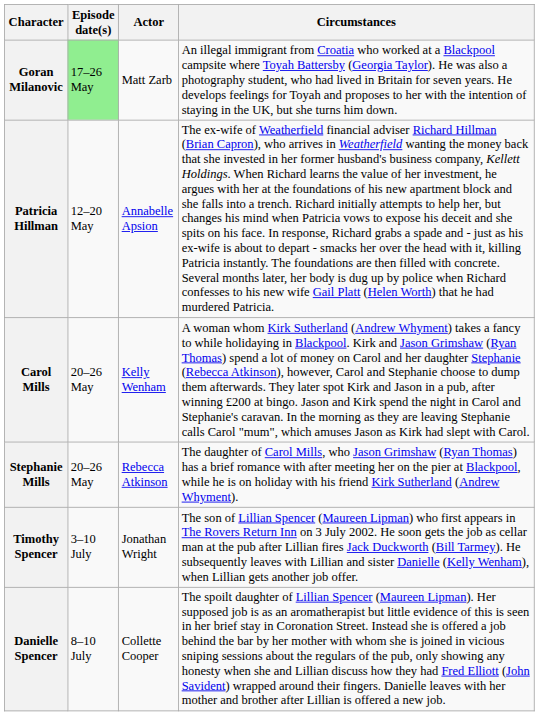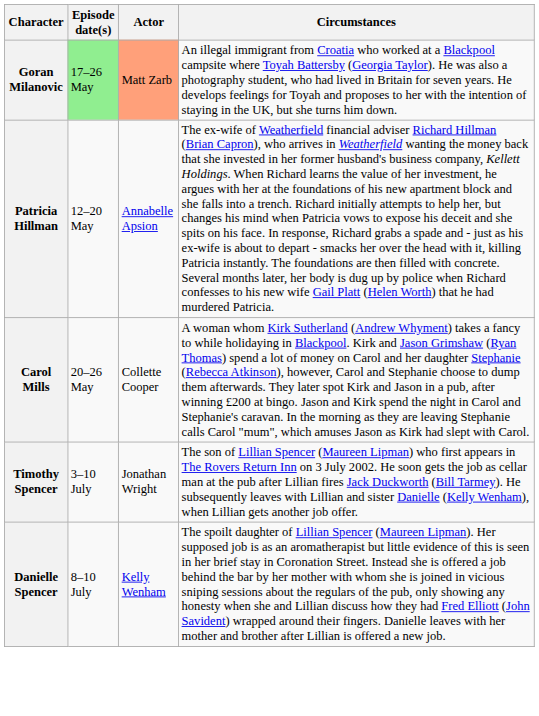(147, 80) no background -> (147, 80) lightsalmon background
(144, 380) Kelly Wenham -> (141, 380) Collette Cooper
- row: (36, 475)
(141, 649) Collette Cooper -> (144, 584) Kelly Wenham
